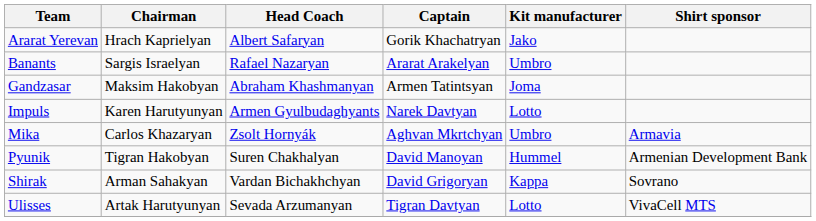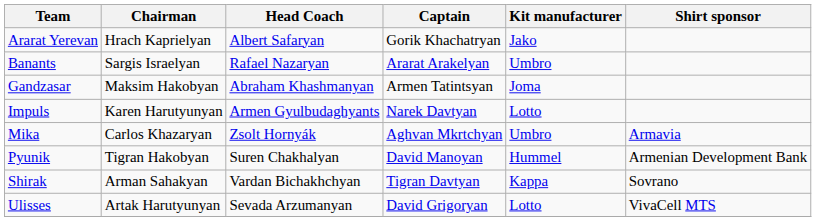(437, 181) David Grigoryan -> (433, 181) Tigran Davtyan
(433, 205) Tigran Davtyan -> (437, 205) David Grigoryan
